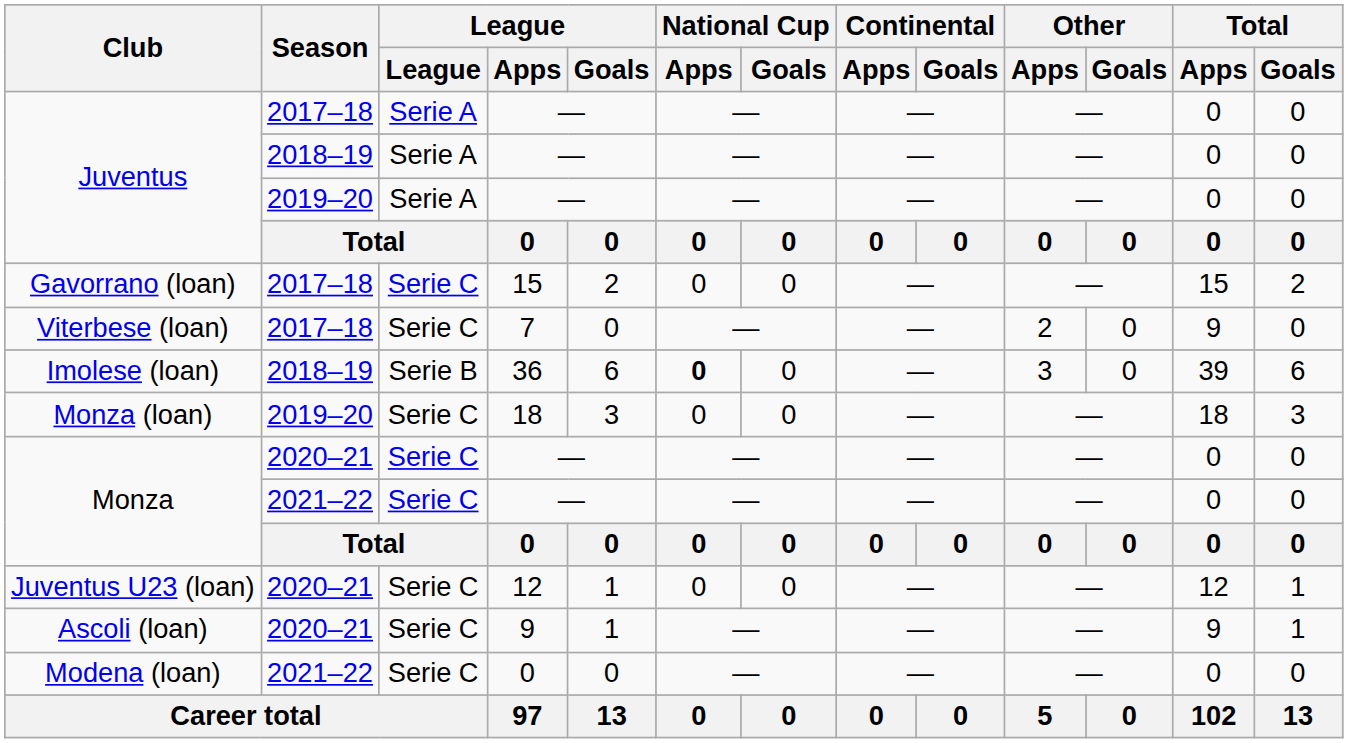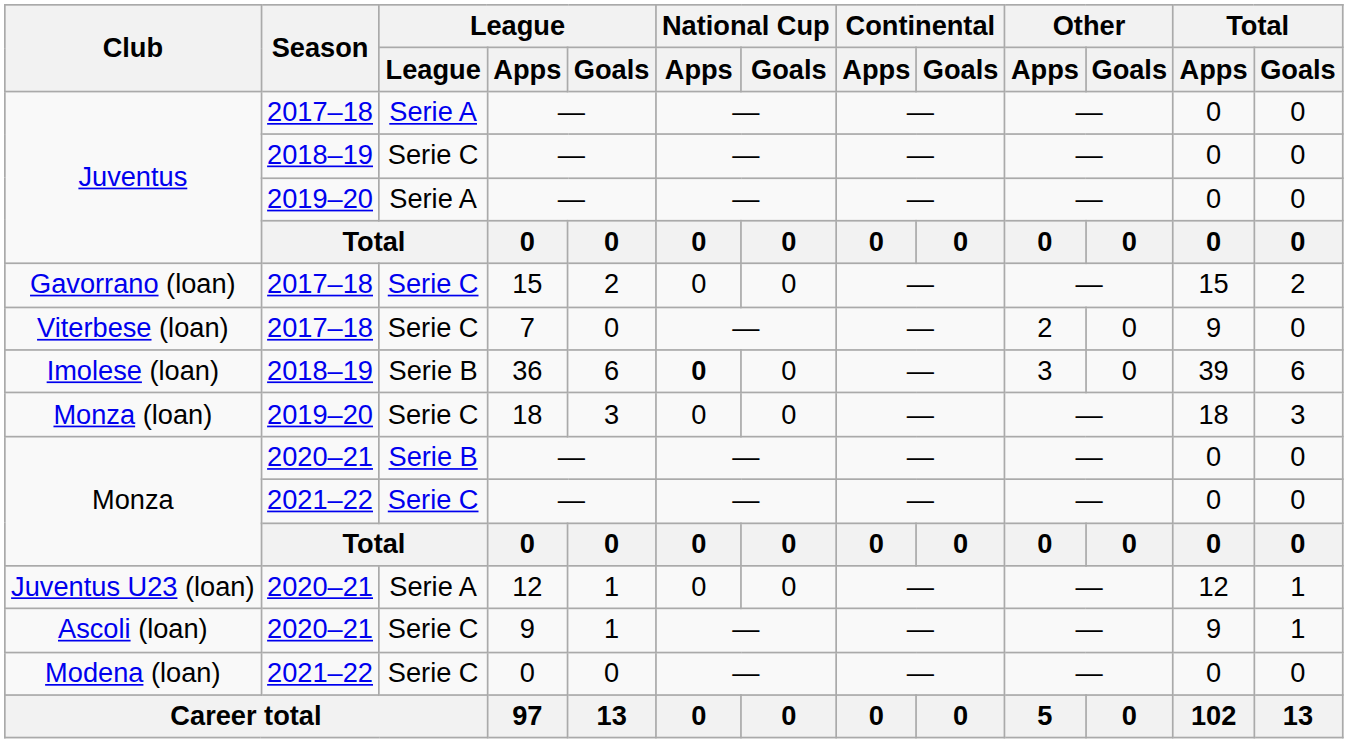(433, 155) Serie A -> (433, 155) Serie C
(433, 457) Serie C -> (433, 457) Serie B
(433, 586) Serie C -> (433, 586) Serie A
